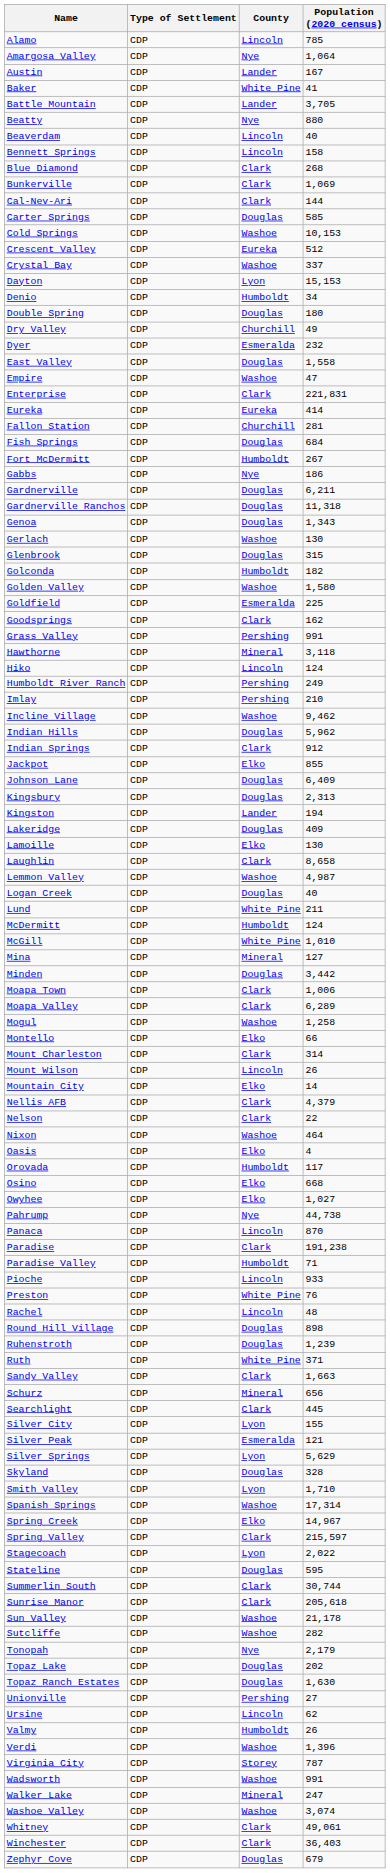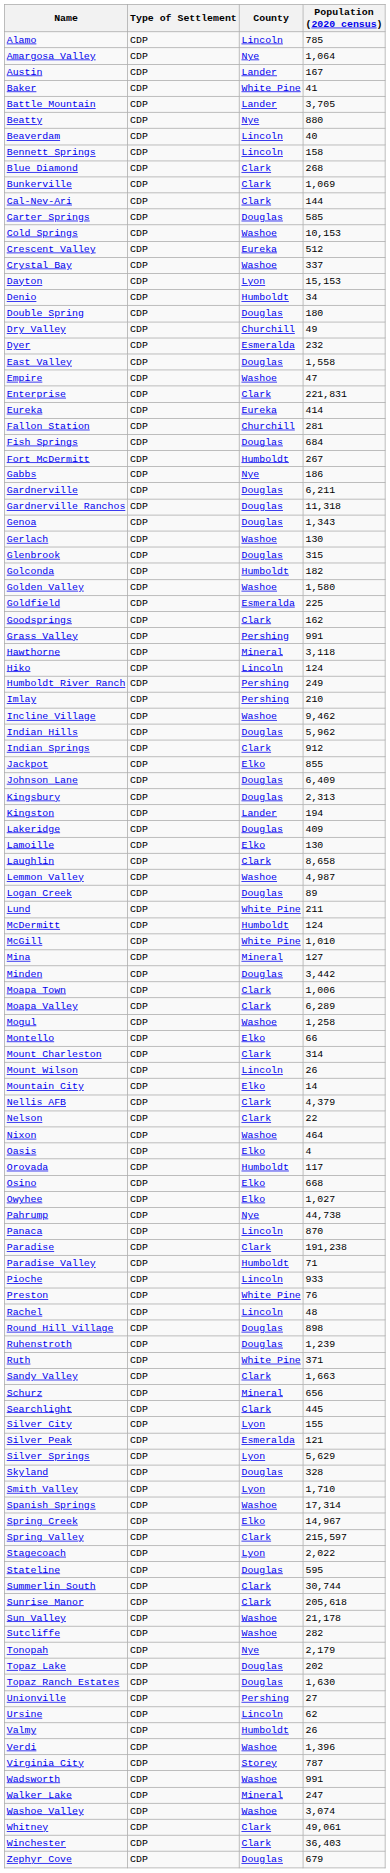(311, 893) 40 -> (311, 893) 89
